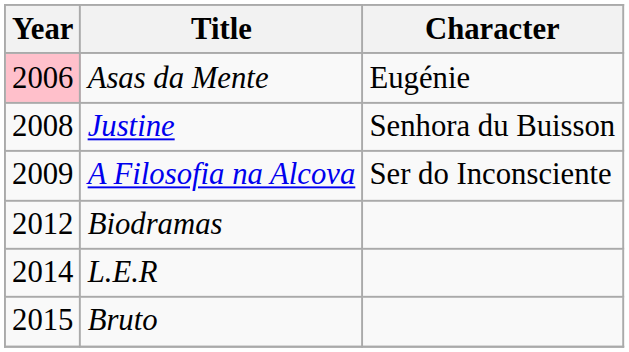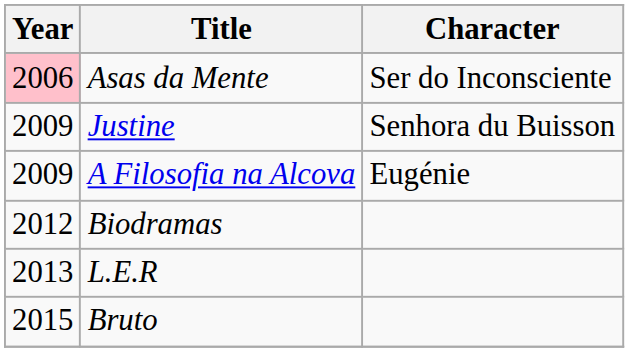(420, 77) Eugénie -> (491, 77) Ser do Inconsciente
(43, 126) 2008 -> (43, 126) 2009
(491, 175) Ser do Inconsciente -> (420, 175) Eugénie
(43, 272) 2014 -> (43, 272) 2013
